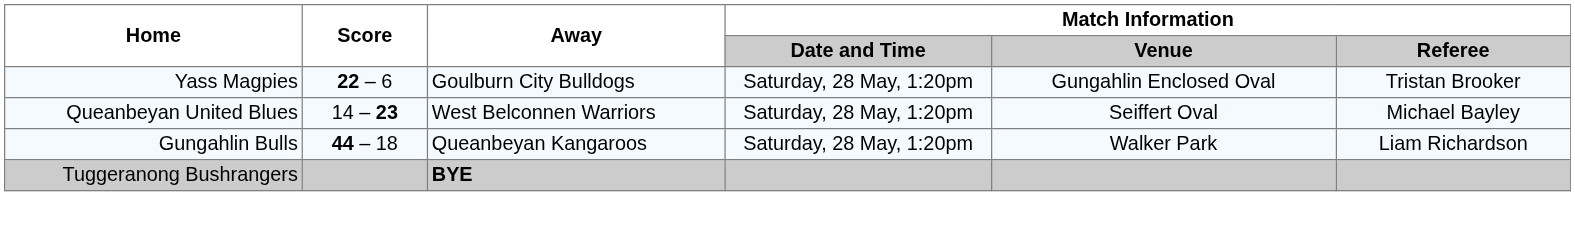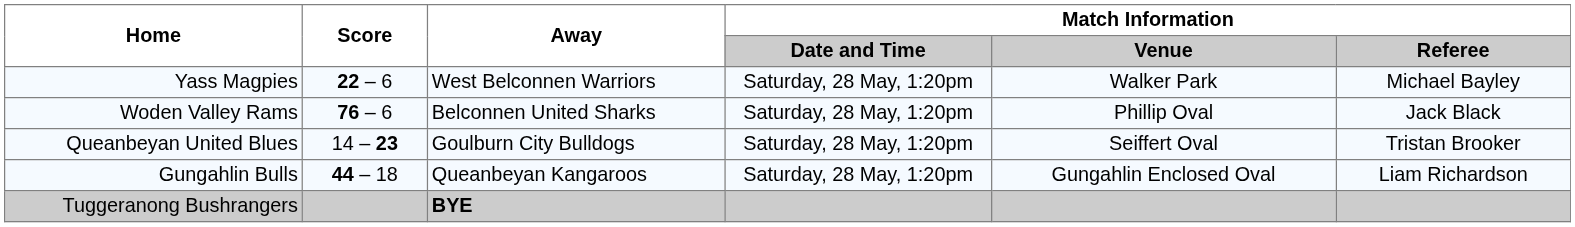(533, 82) Goulburn City Bulldogs -> (544, 82) West Belconnen Warriors
(1164, 82) Gungahlin Enclosed Oval -> (1164, 82) Walker Park
(1453, 82) Tristan Brooker -> (1453, 82) Michael Bayley
+ row: (209, 112)
(544, 112) West Belconnen Warriors -> (533, 144) Goulburn City Bulldogs
(1453, 112) Michael Bayley -> (1453, 144) Tristan Brooker
(1164, 144) Walker Park -> (1164, 175) Gungahlin Enclosed Oval
